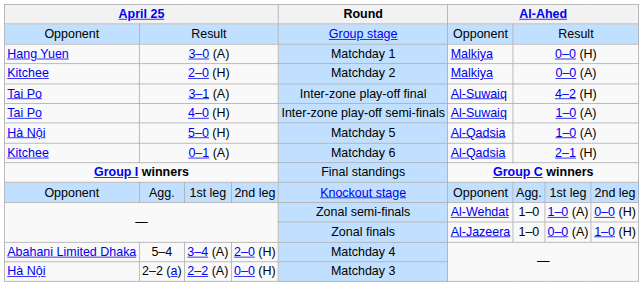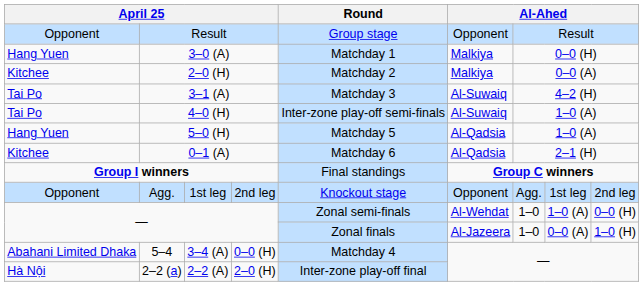(363, 93) Inter-zone play-off final -> (363, 93) Matchday 3
(26, 133) Hà Nội -> (38, 133) Hang Yuen
(255, 251) 2–0 (H) -> (255, 251) 0–0 (H)
(255, 271) 0–0 (H) -> (255, 271) 2–0 (H)
(363, 271) Matchday 3 -> (363, 271) Inter-zone play-off final
